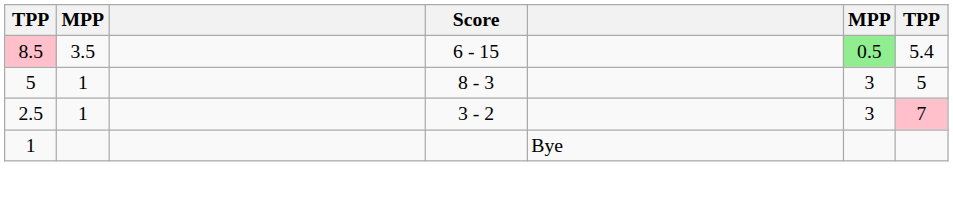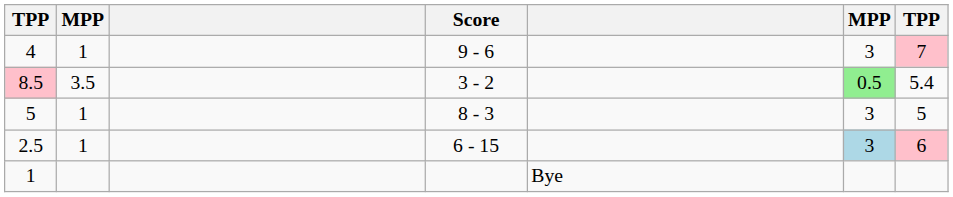+ row: (31, 51)
(476, 51) 6 - 15 -> (476, 82) 3 - 2
(476, 113) 3 - 2 -> (476, 144) 6 - 15
(869, 113) no background -> (869, 144) lightblue background
(922, 113) 7 -> (922, 144) 6
